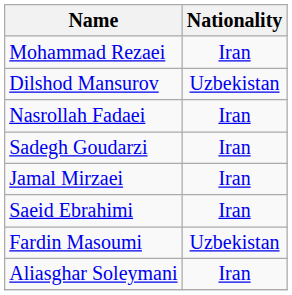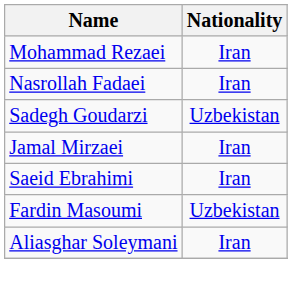- row: (84, 83)
(235, 147) Iran -> (235, 115) Uzbekistan
